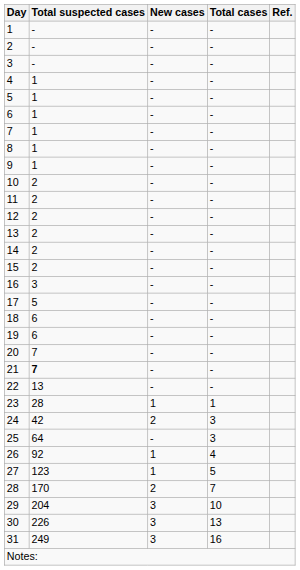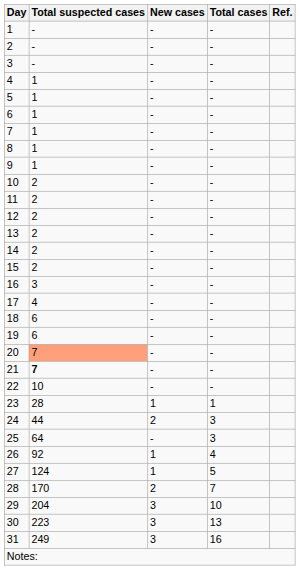(34, 302) 5 -> (34, 302) 4
(34, 353) no background -> (34, 353) lightsalmon background
(37, 387) 13 -> (37, 387) 10
(37, 421) 42 -> (37, 421) 44
(40, 472) 123 -> (40, 472) 124
(40, 523) 226 -> (40, 523) 223
